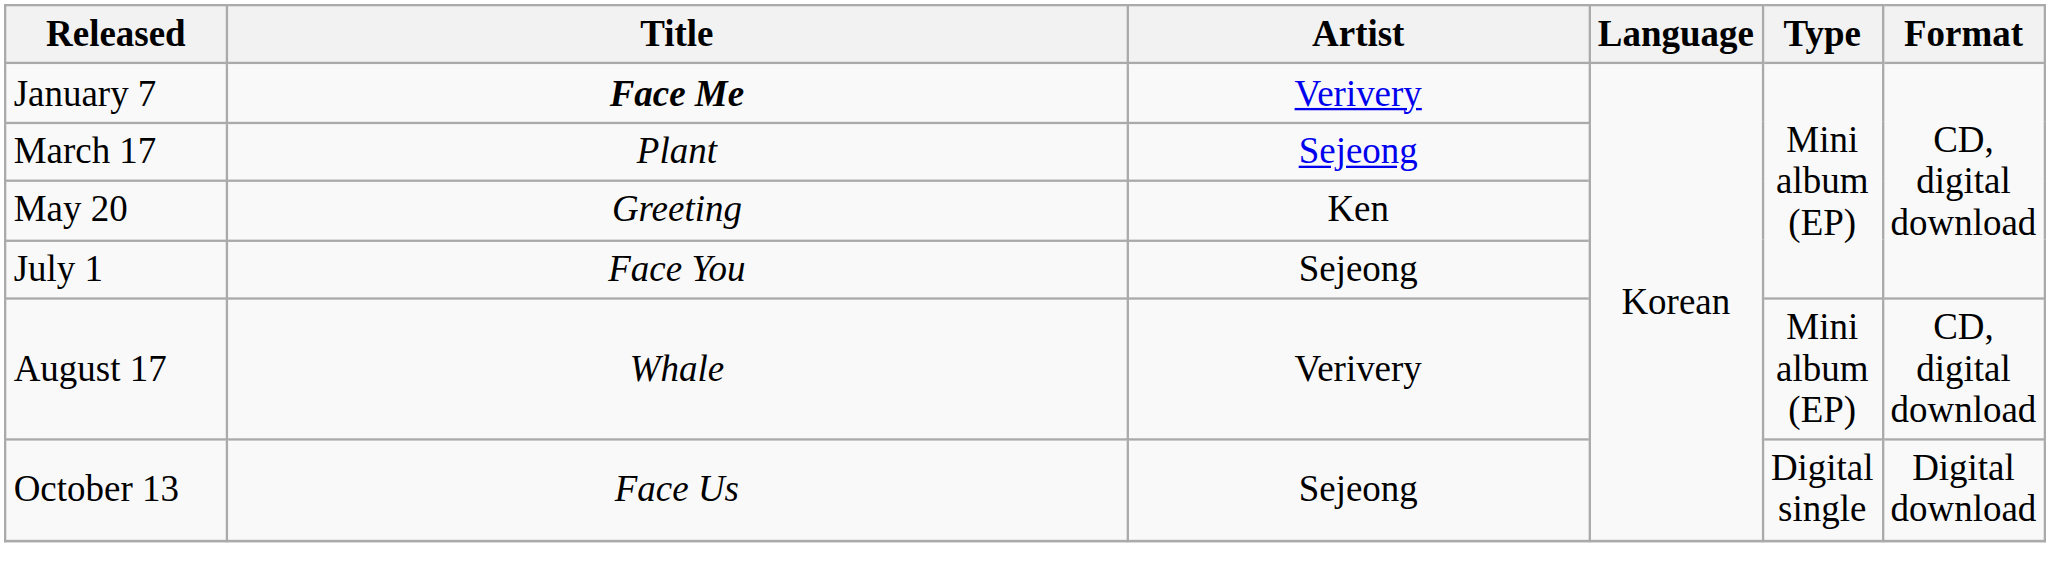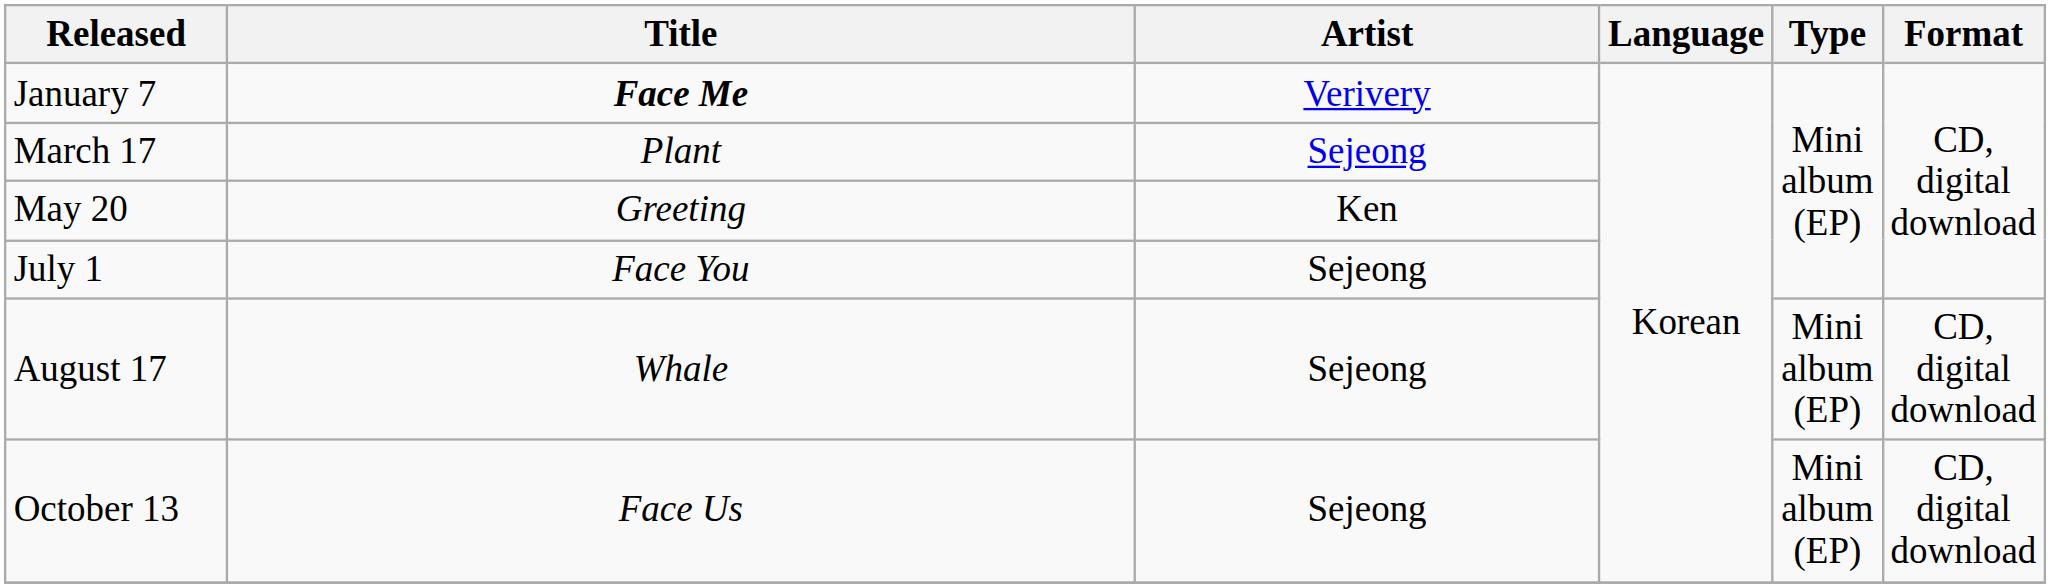(1358, 368) Verivery -> (1367, 368) Sejeong
(1822, 489) Digital single -> (1827, 510) Mini album (EP)
(1963, 489) Digital download -> (1963, 510) CD, digital download
